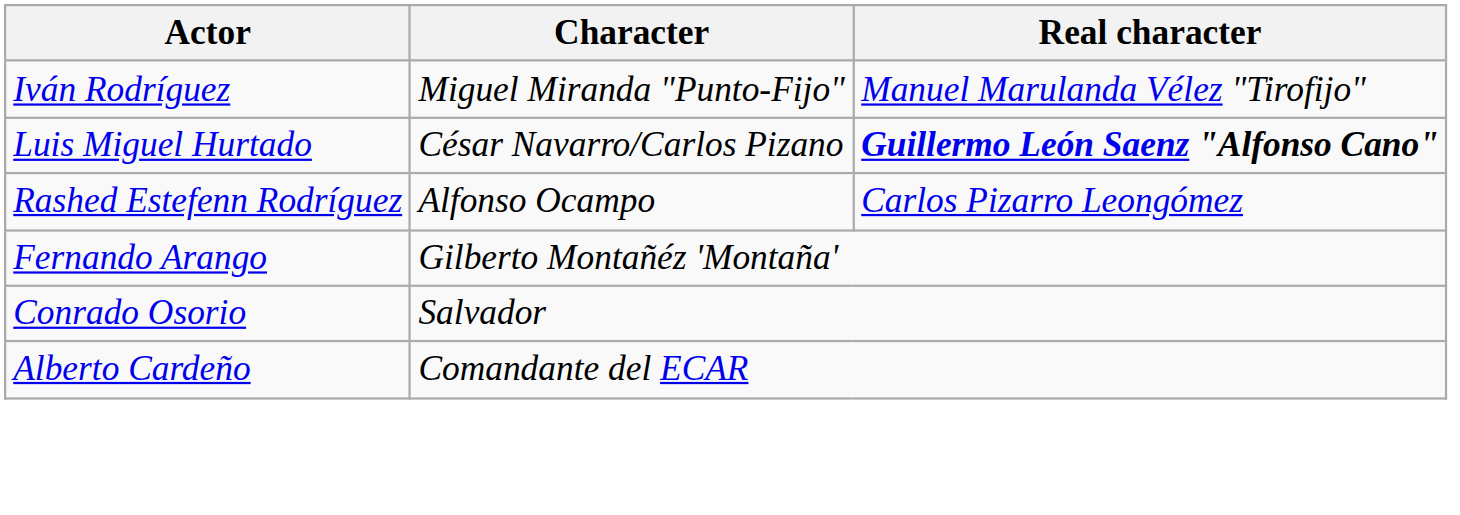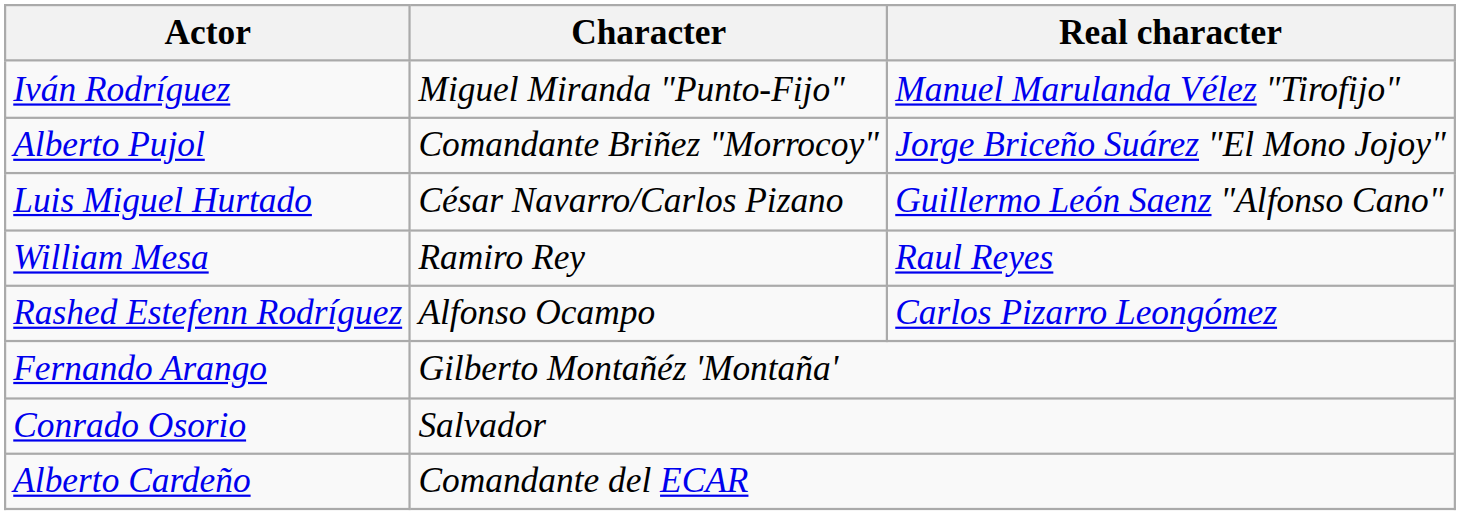+ row: (109, 144)
(1150, 144) bold -> (1169, 200) normal
+ row: (111, 256)
